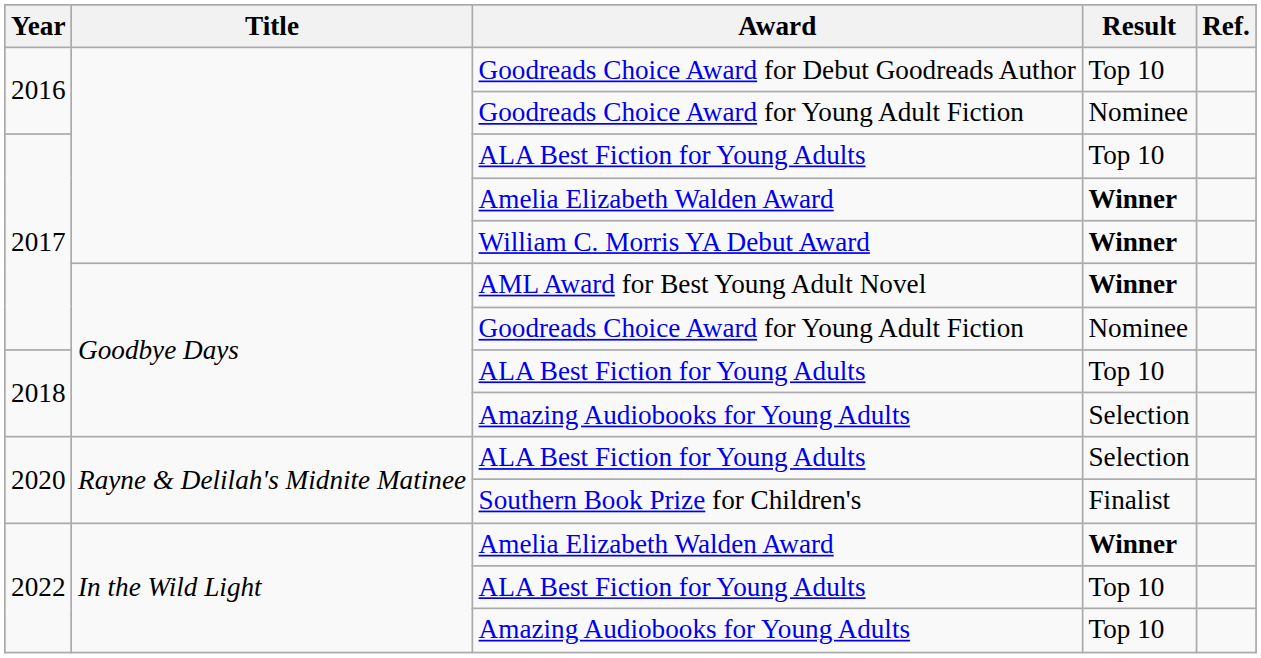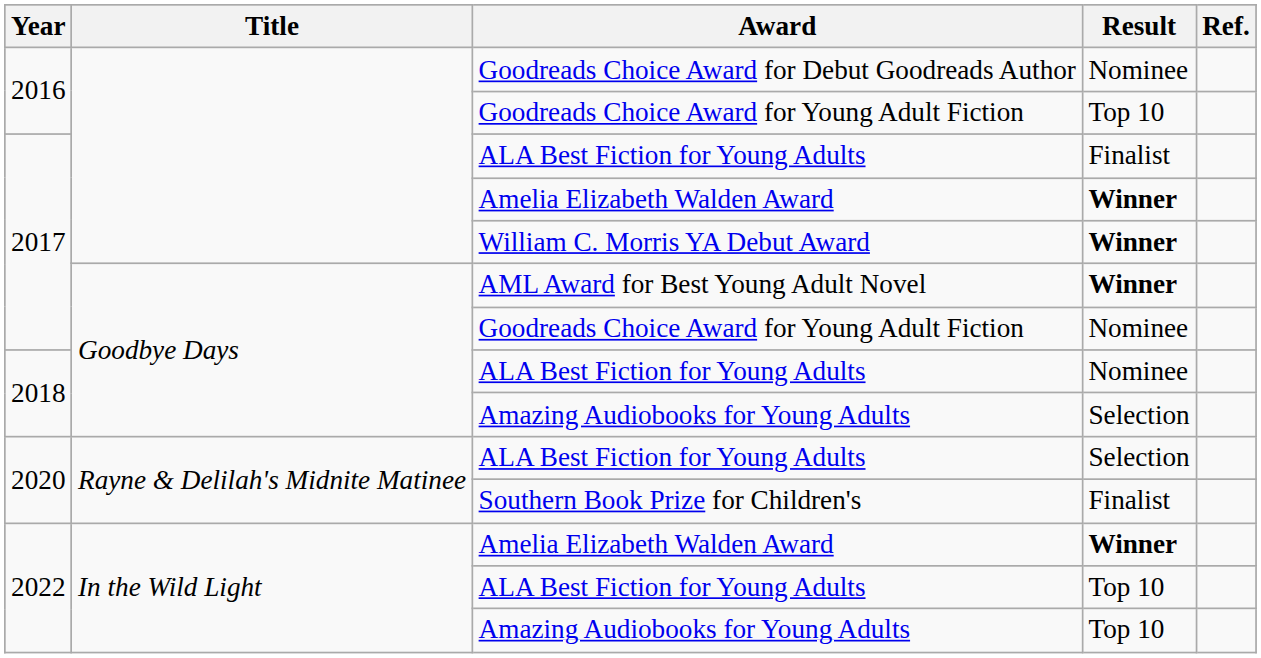(1126, 69) Top 10 -> (1138, 69) Nominee
(1138, 112) Nominee -> (1126, 112) Top 10
(1126, 155) Top 10 -> (1129, 155) Finalist
(1126, 371) Top 10 -> (1138, 371) Nominee
